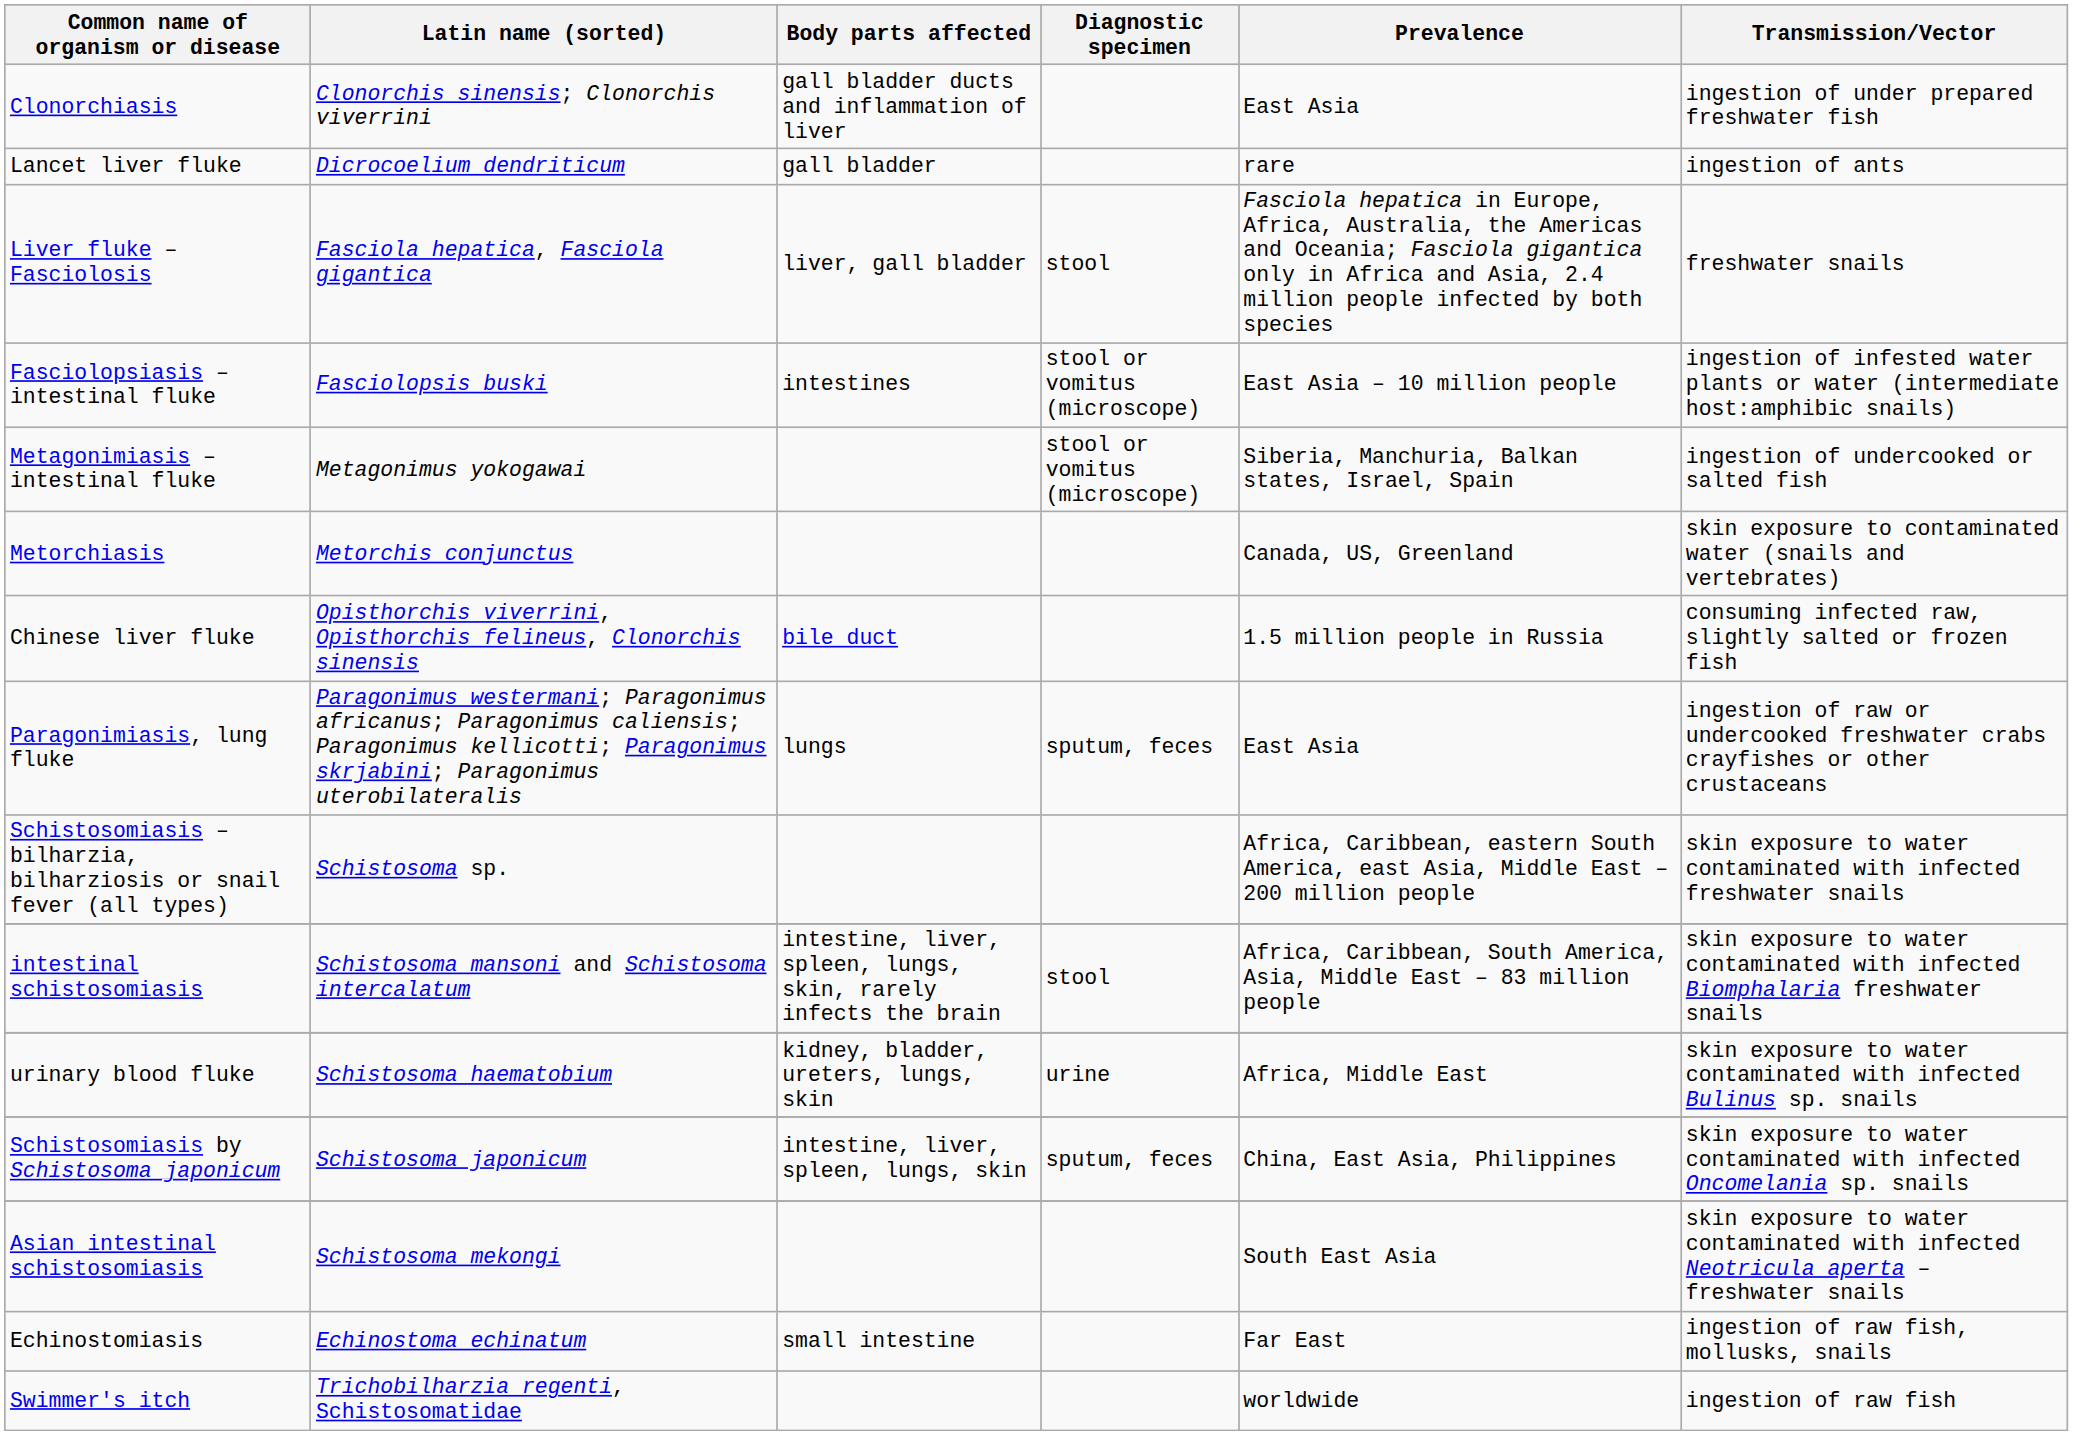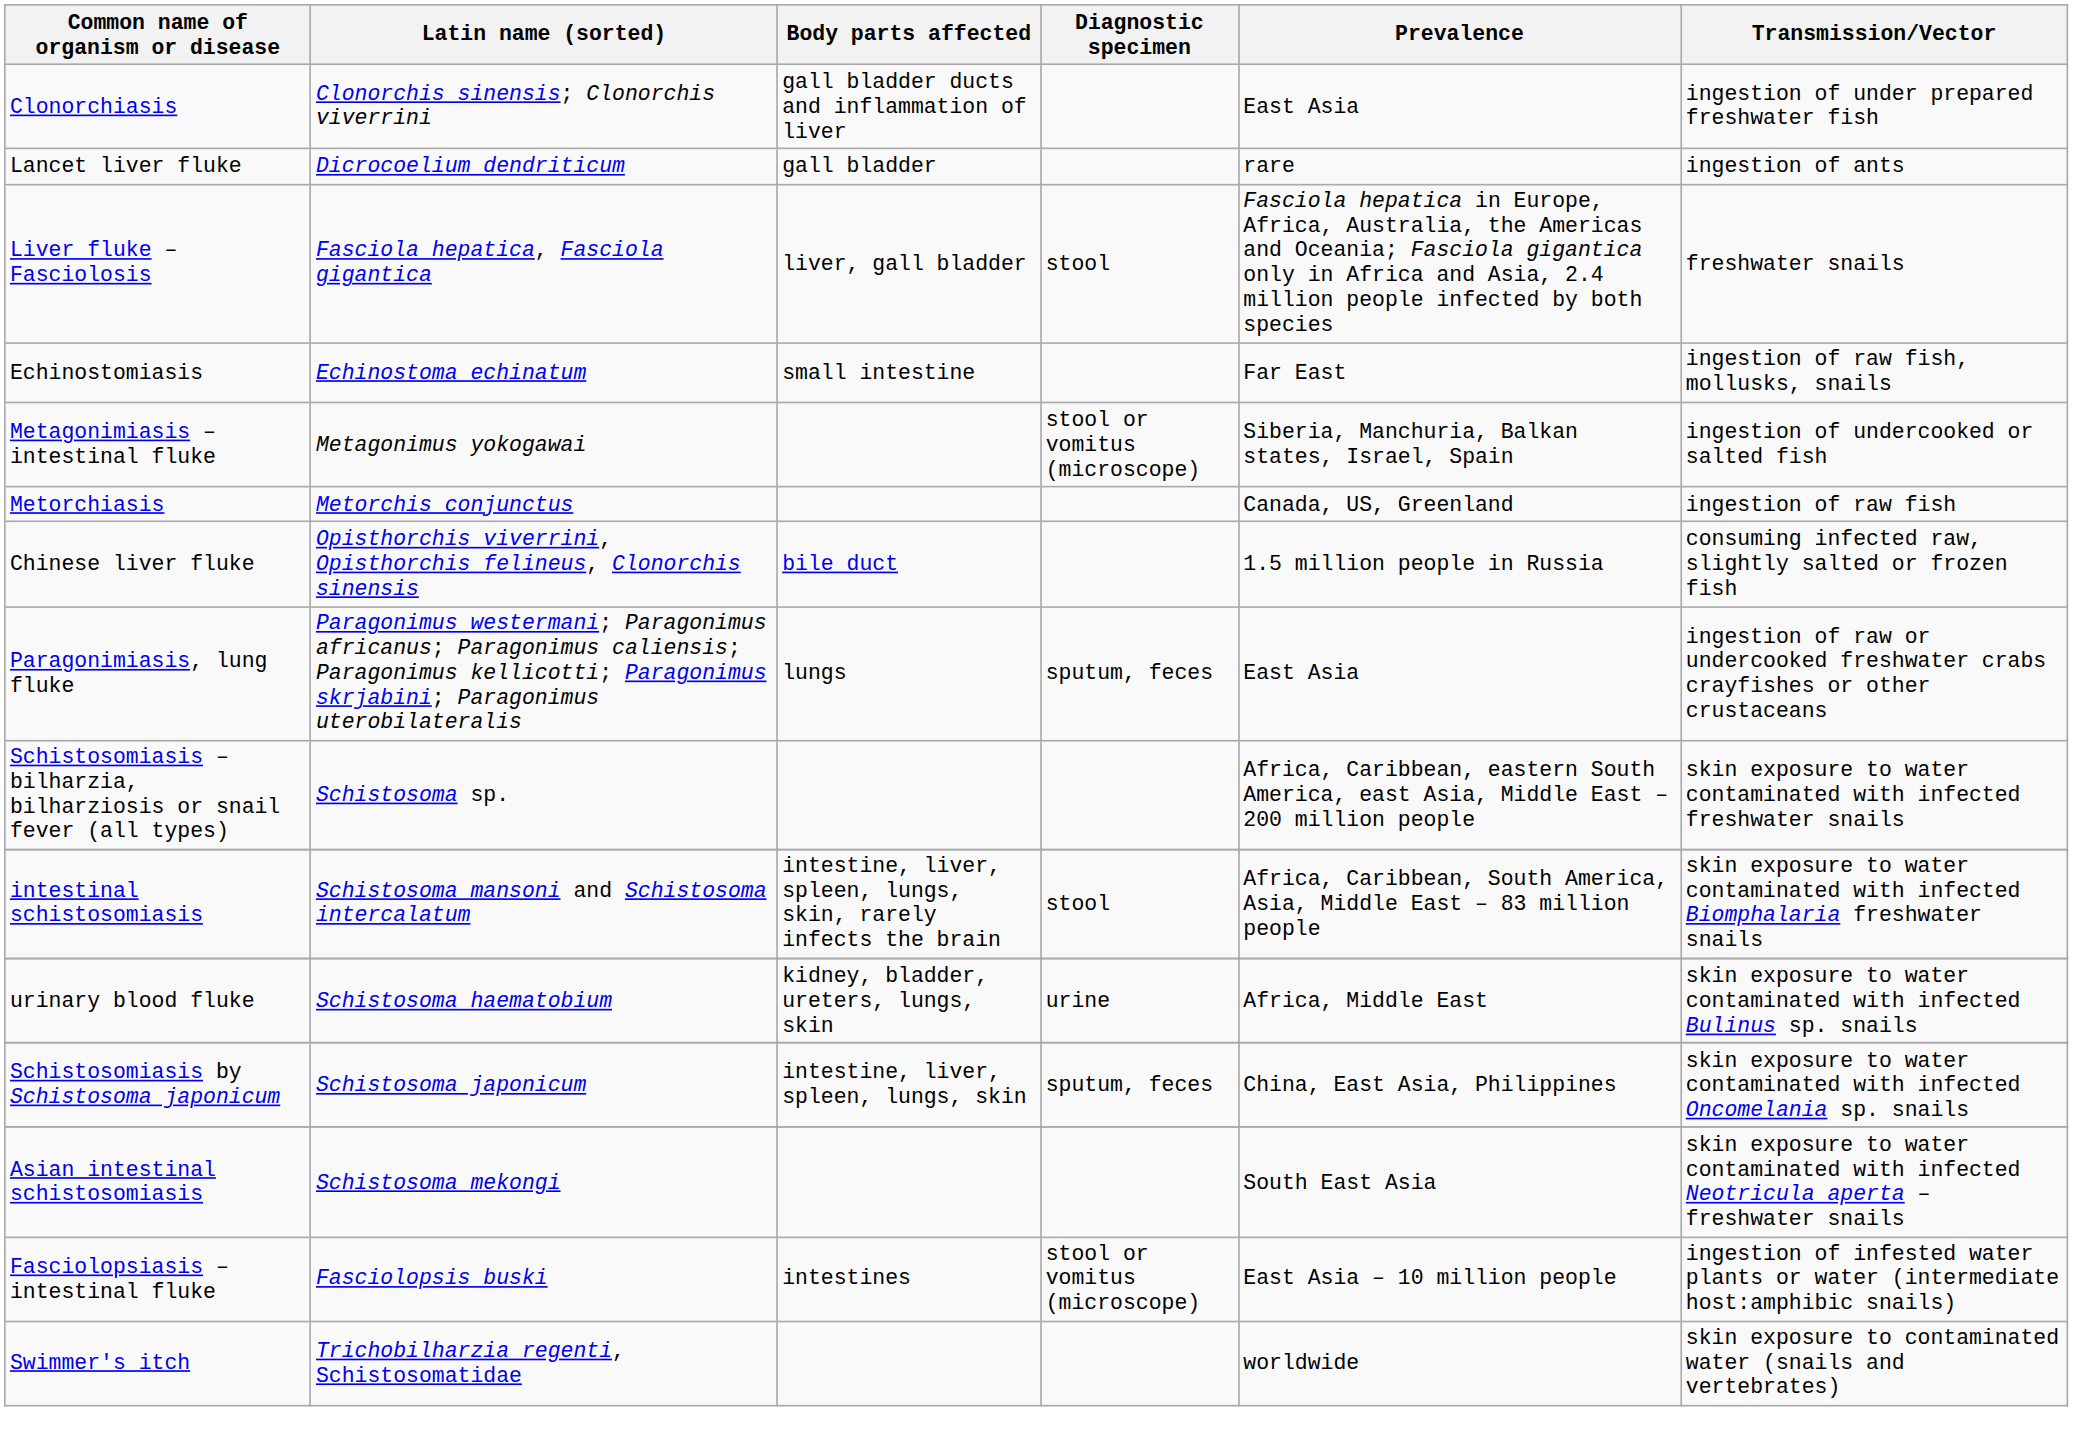rows swapped: (119, 385) <-> (106, 1341)
(1872, 554) skin exposure to contaminated water (snails and vertebrates) -> (1821, 504) ingestion of raw fish
(1821, 1401) ingestion of raw fish -> (1872, 1363) skin exposure to contaminated water (snails and vertebrates)
